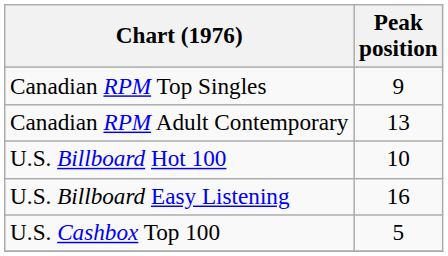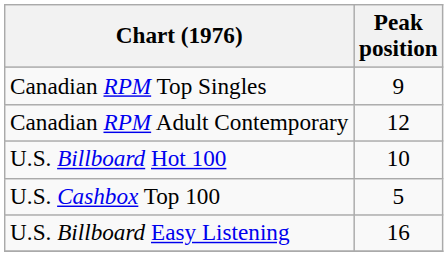(398, 122) 13 -> (398, 122) 12
rows swapped: (150, 196) <-> (115, 232)
